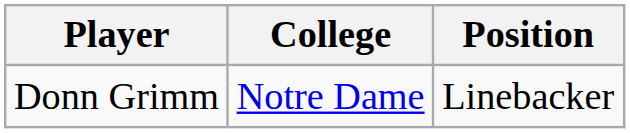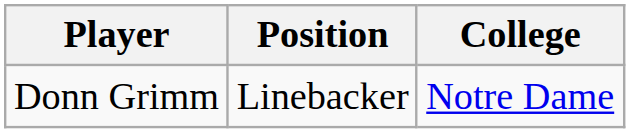columns swapped: (528, 34) <-> (331, 34)
